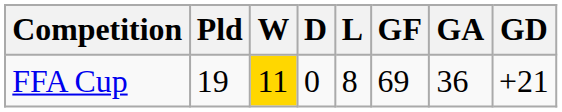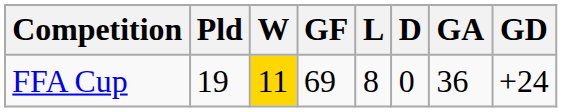columns swapped: (316, 29) <-> (400, 29)
(524, 80) +21 -> (524, 80) +24
